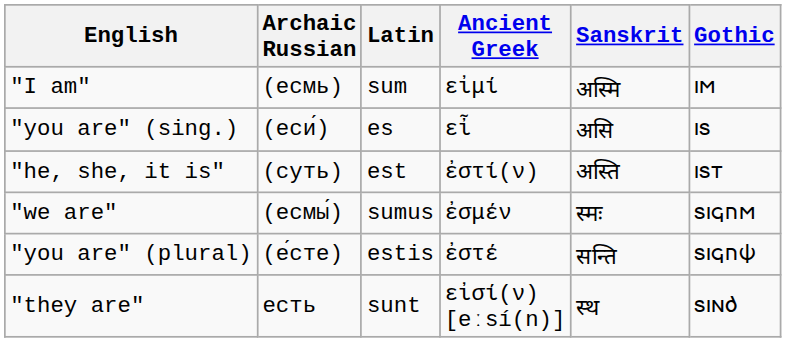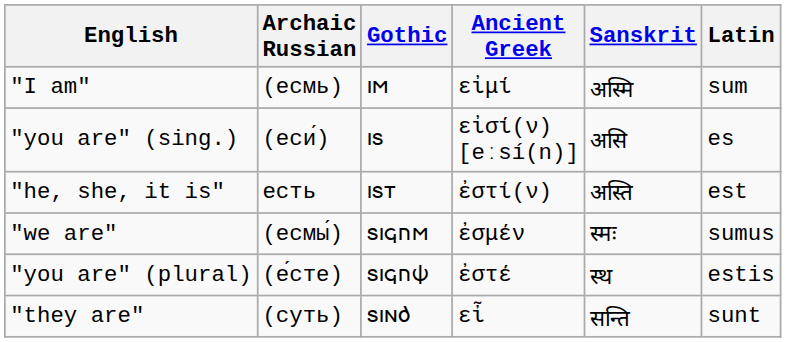columns swapped: (401, 36) <-> (734, 36)
(458, 130) εἶ -> (518, 140) εἰσί(ν) [eːsí(n)]
(303, 171) (суть) -> (289, 192) есть
(596, 257) सन्ति -> (601, 278) स्थ
(289, 306) есть -> (303, 317) (суть)
(505, 306) εἰσί(ν) [eːsí(n)] -> (472, 317) εἶ
(587, 309) स्थ -> (609, 319) सन्ति
